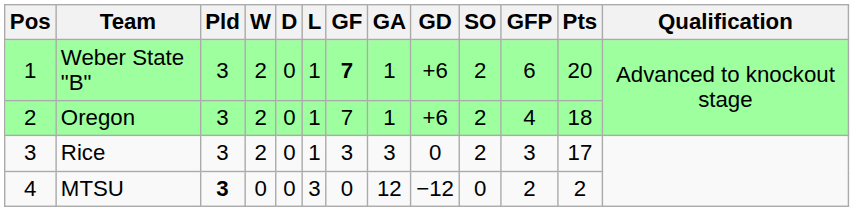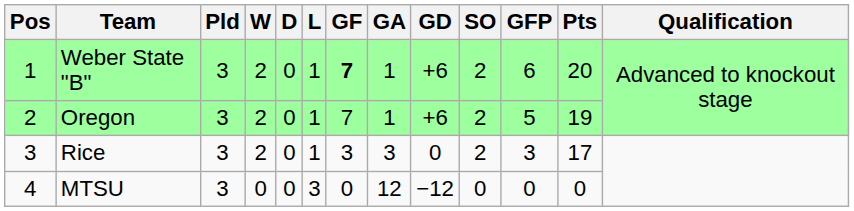(529, 117) 4 -> (529, 117) 5
(580, 117) 18 -> (580, 117) 19
(223, 188) bold -> (223, 188) normal
(529, 188) 2 -> (529, 188) 0
(580, 188) 2 -> (580, 188) 0
